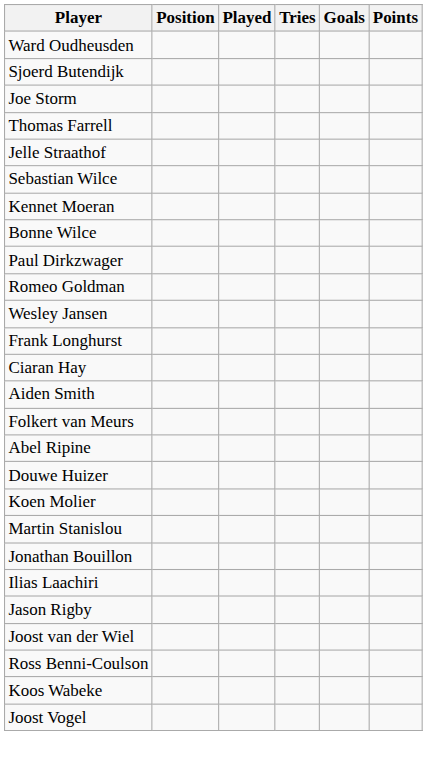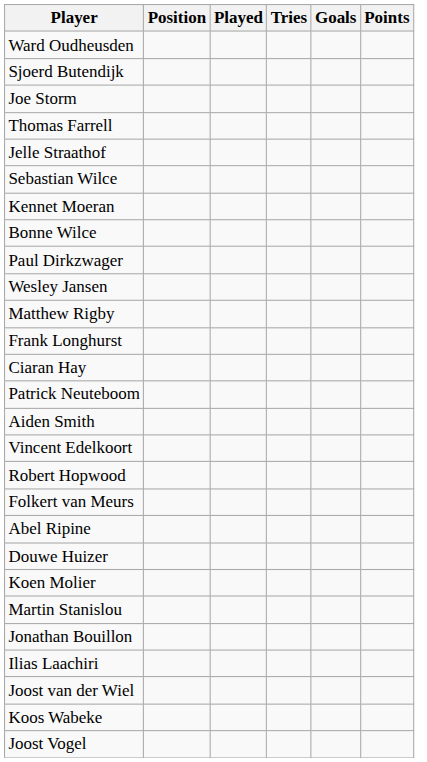- row: (67, 286)
+ row: (61, 313)
+ row: (74, 394)
+ row: (70, 448)
+ row: (67, 475)
- row: (50, 609)
- row: (78, 663)
